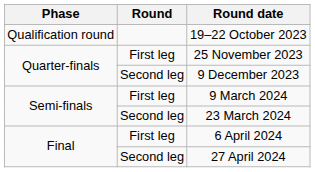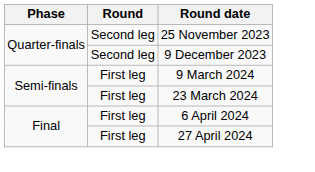- row: (248, 34)
(152, 55) First leg -> (123, 34) Second leg
(152, 116) Second leg -> (123, 95) First leg
(152, 156) Second leg -> (123, 136) First leg
